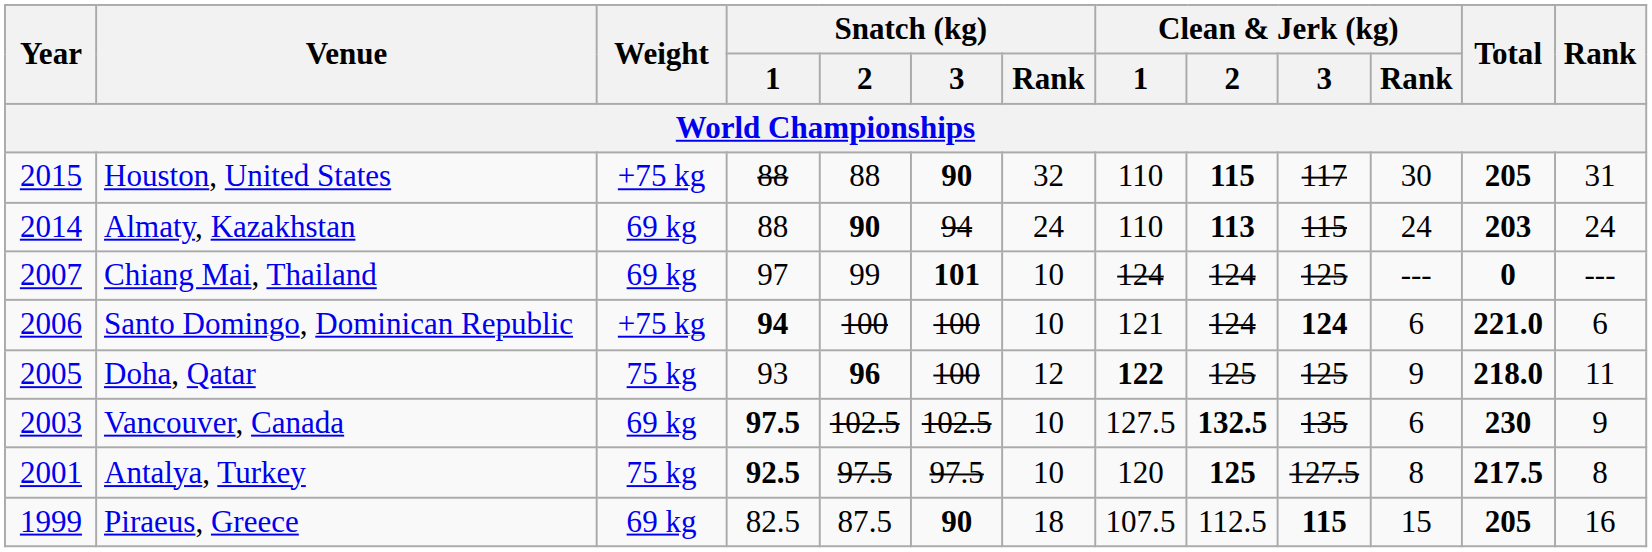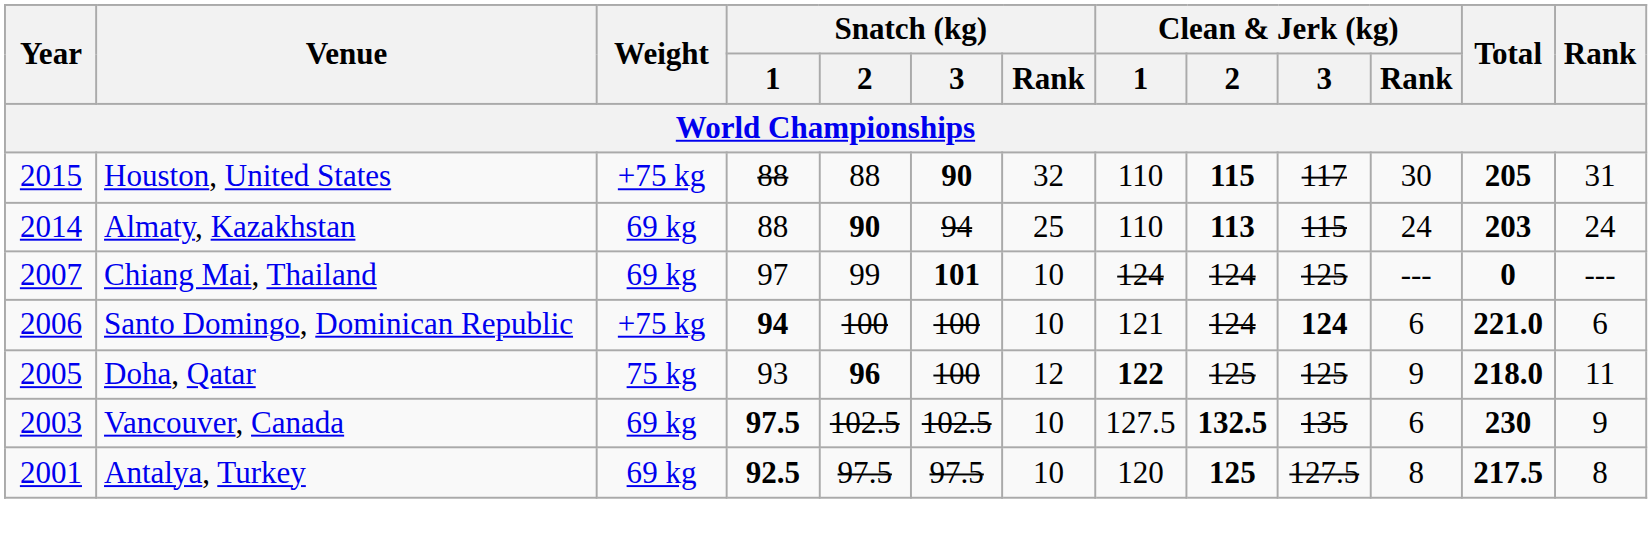(1049, 226) 24 -> (1049, 226) 25
(662, 472) 75 kg -> (662, 472) 69 kg
- row: (201, 521)
